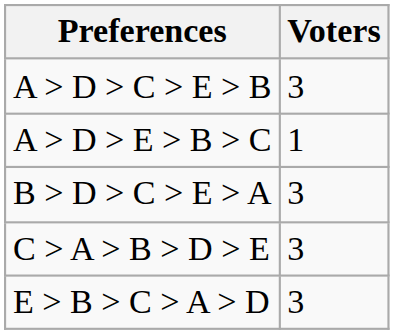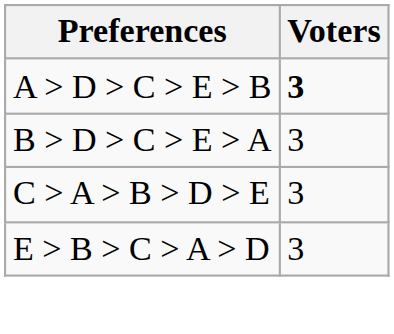(296, 85) normal -> (296, 85) bold
- row: (142, 139)
